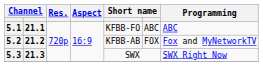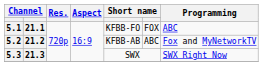(152, 28) ABC -> (152, 28) FOX
(152, 42) FOX -> (152, 42) ABC
